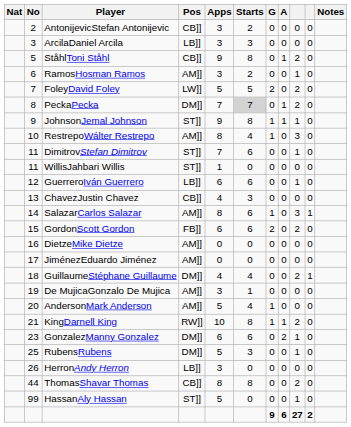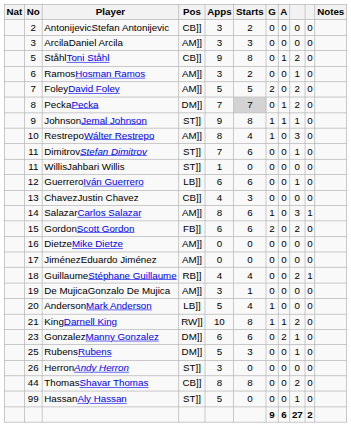(192, 43) LB]] -> (192, 43) AM]]
(192, 89) LW]] -> (192, 89) AM]]
(192, 275) DM]] -> (192, 275) RB]]
(192, 306) AM]] -> (192, 306) LB]]
(192, 368) LB]] -> (192, 368) ST]]
